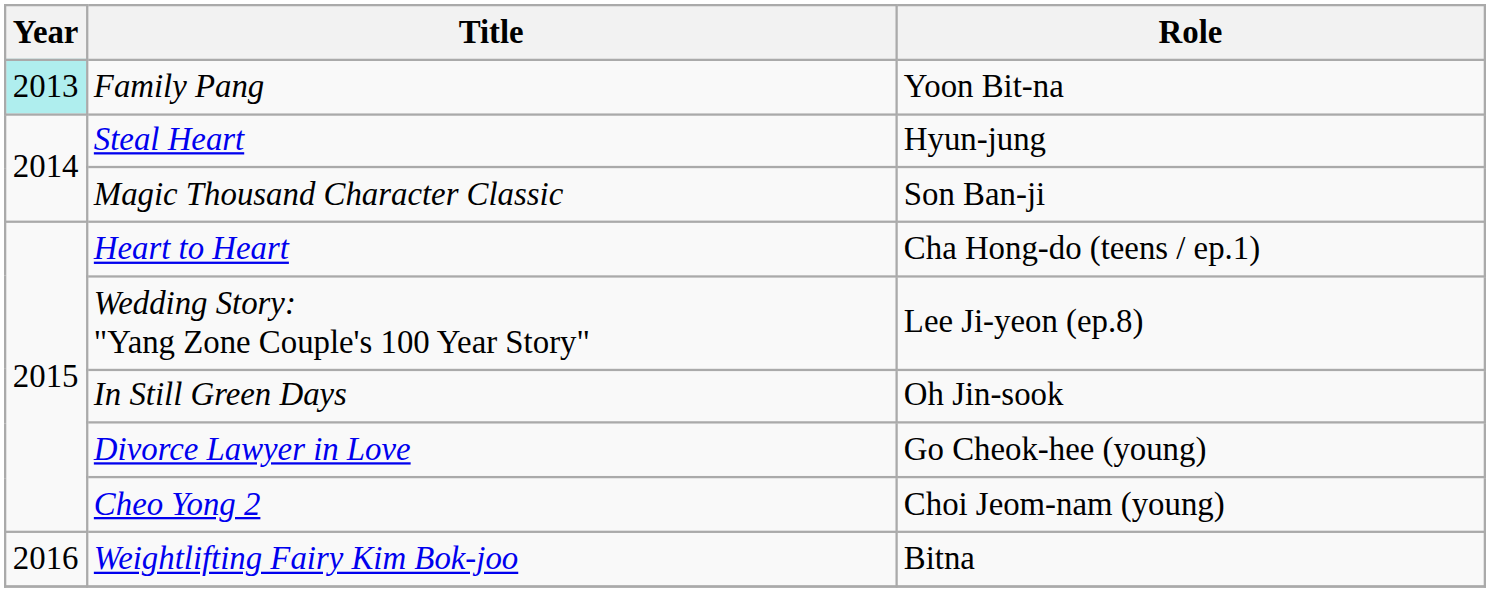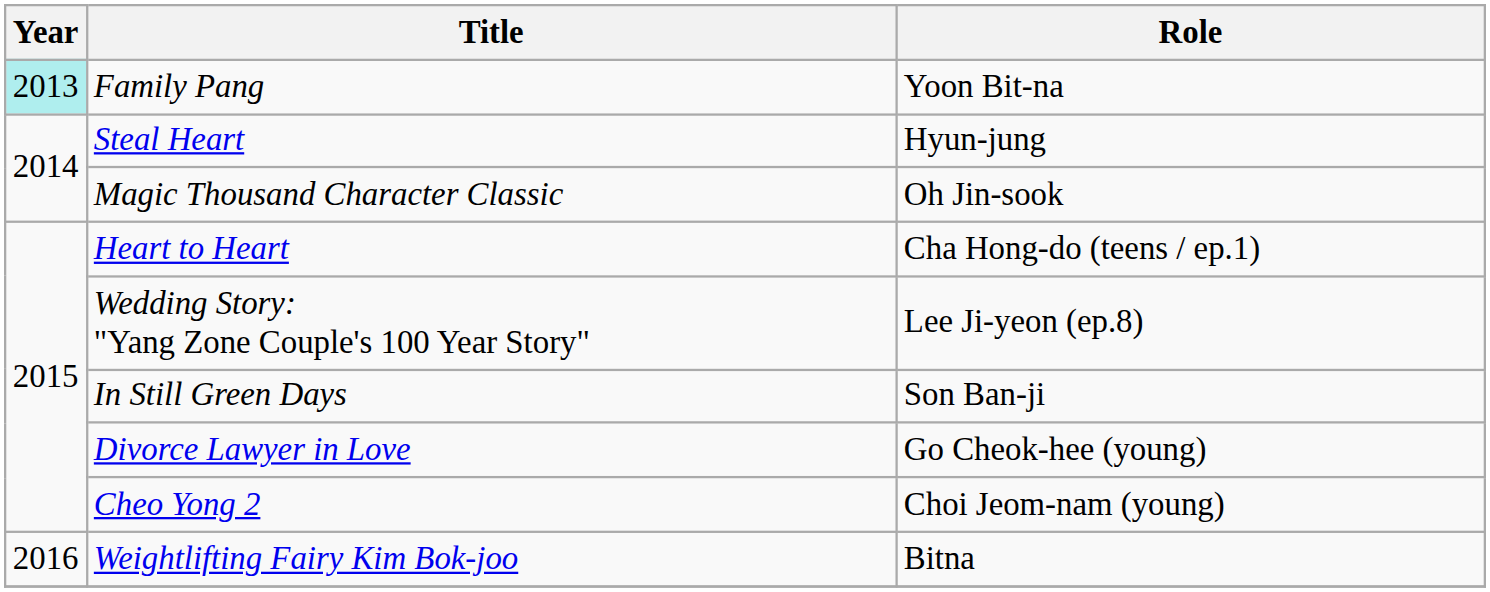(974, 194) Son Ban-ji -> (984, 194) Oh Jin-sook
(984, 395) Oh Jin-sook -> (974, 395) Son Ban-ji
